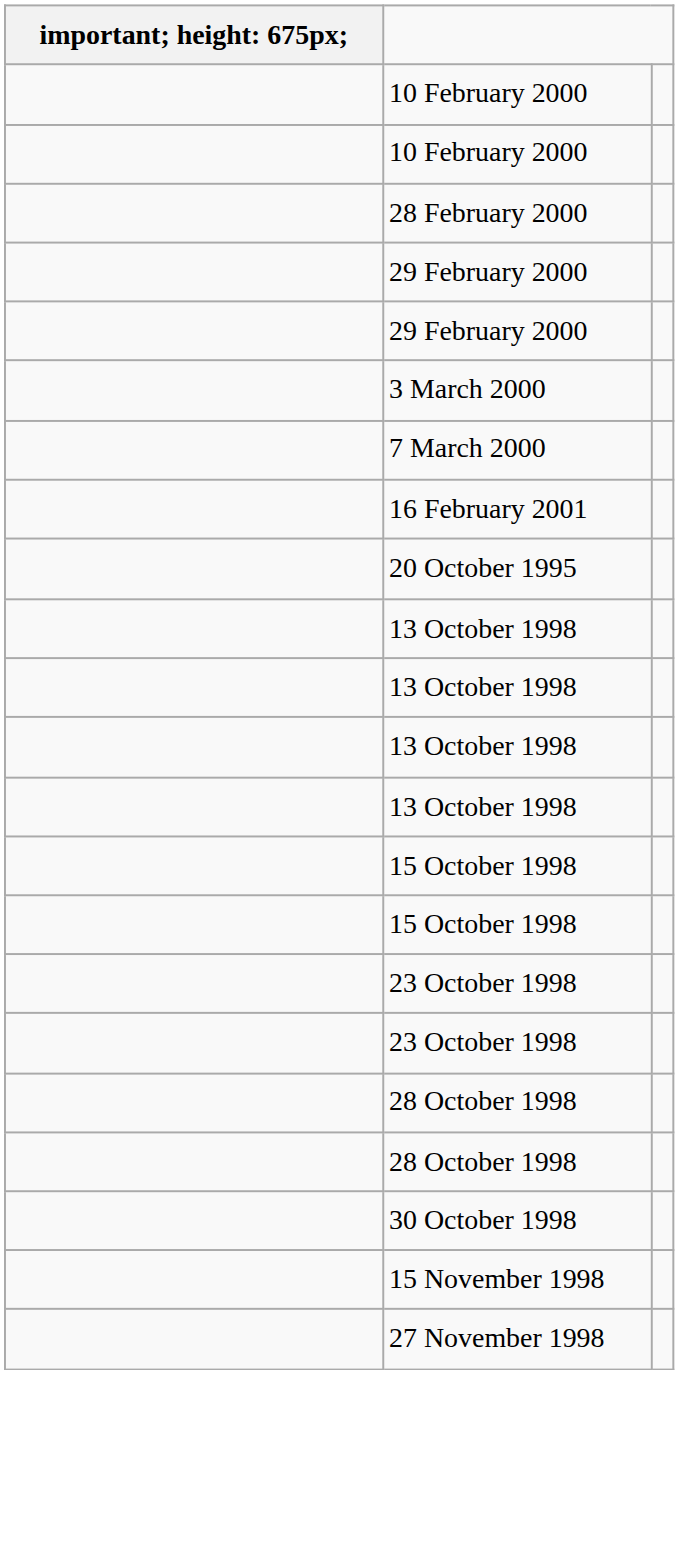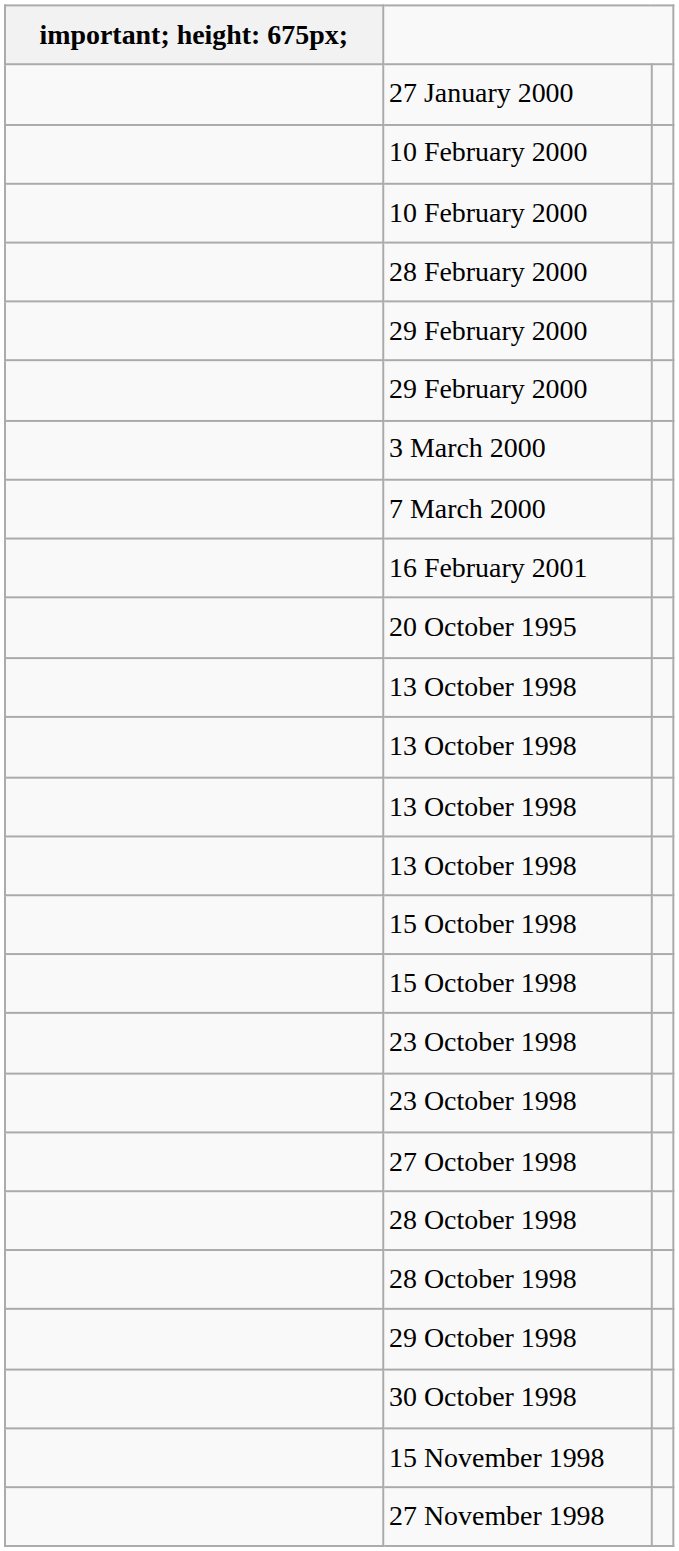+ row: (194, 95)
+ row: (194, 1162)
+ row: (194, 1339)
